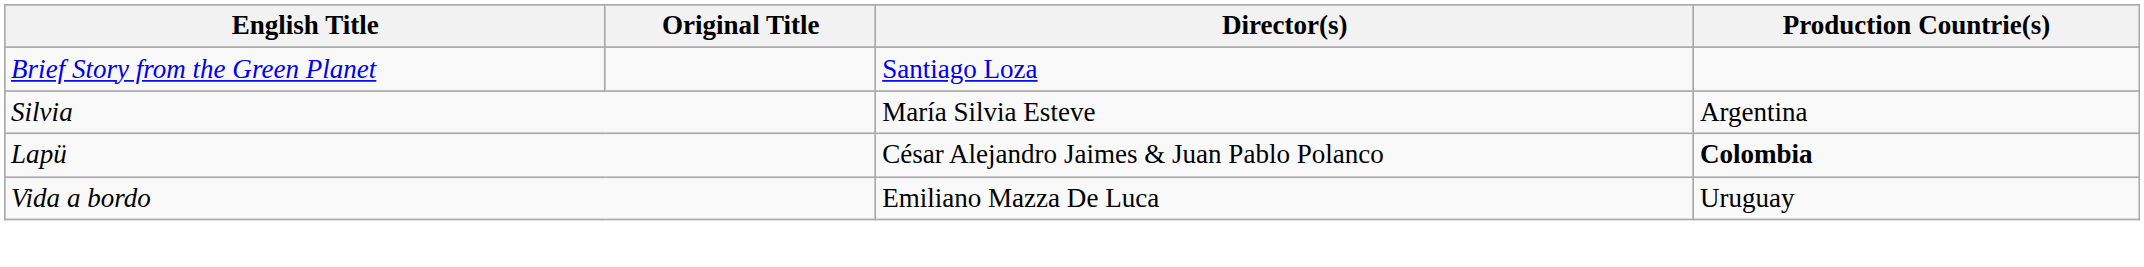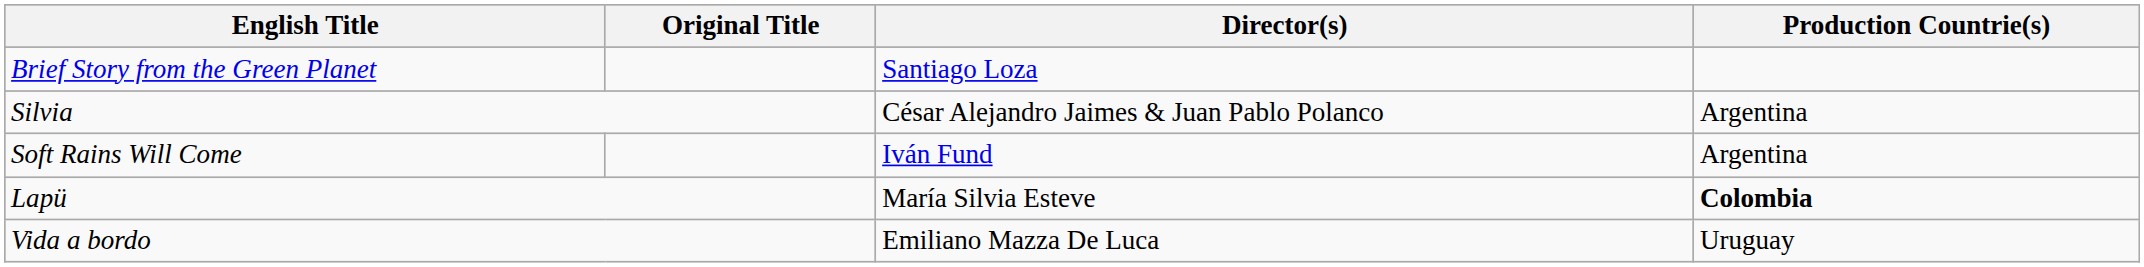(989, 111) María Silvia Esteve -> (1133, 111) César Alejandro Jaimes & Juan Pablo Polanco
+ row: (126, 154)
(1133, 154) César Alejandro Jaimes & Juan Pablo Polanco -> (989, 197) María Silvia Esteve
